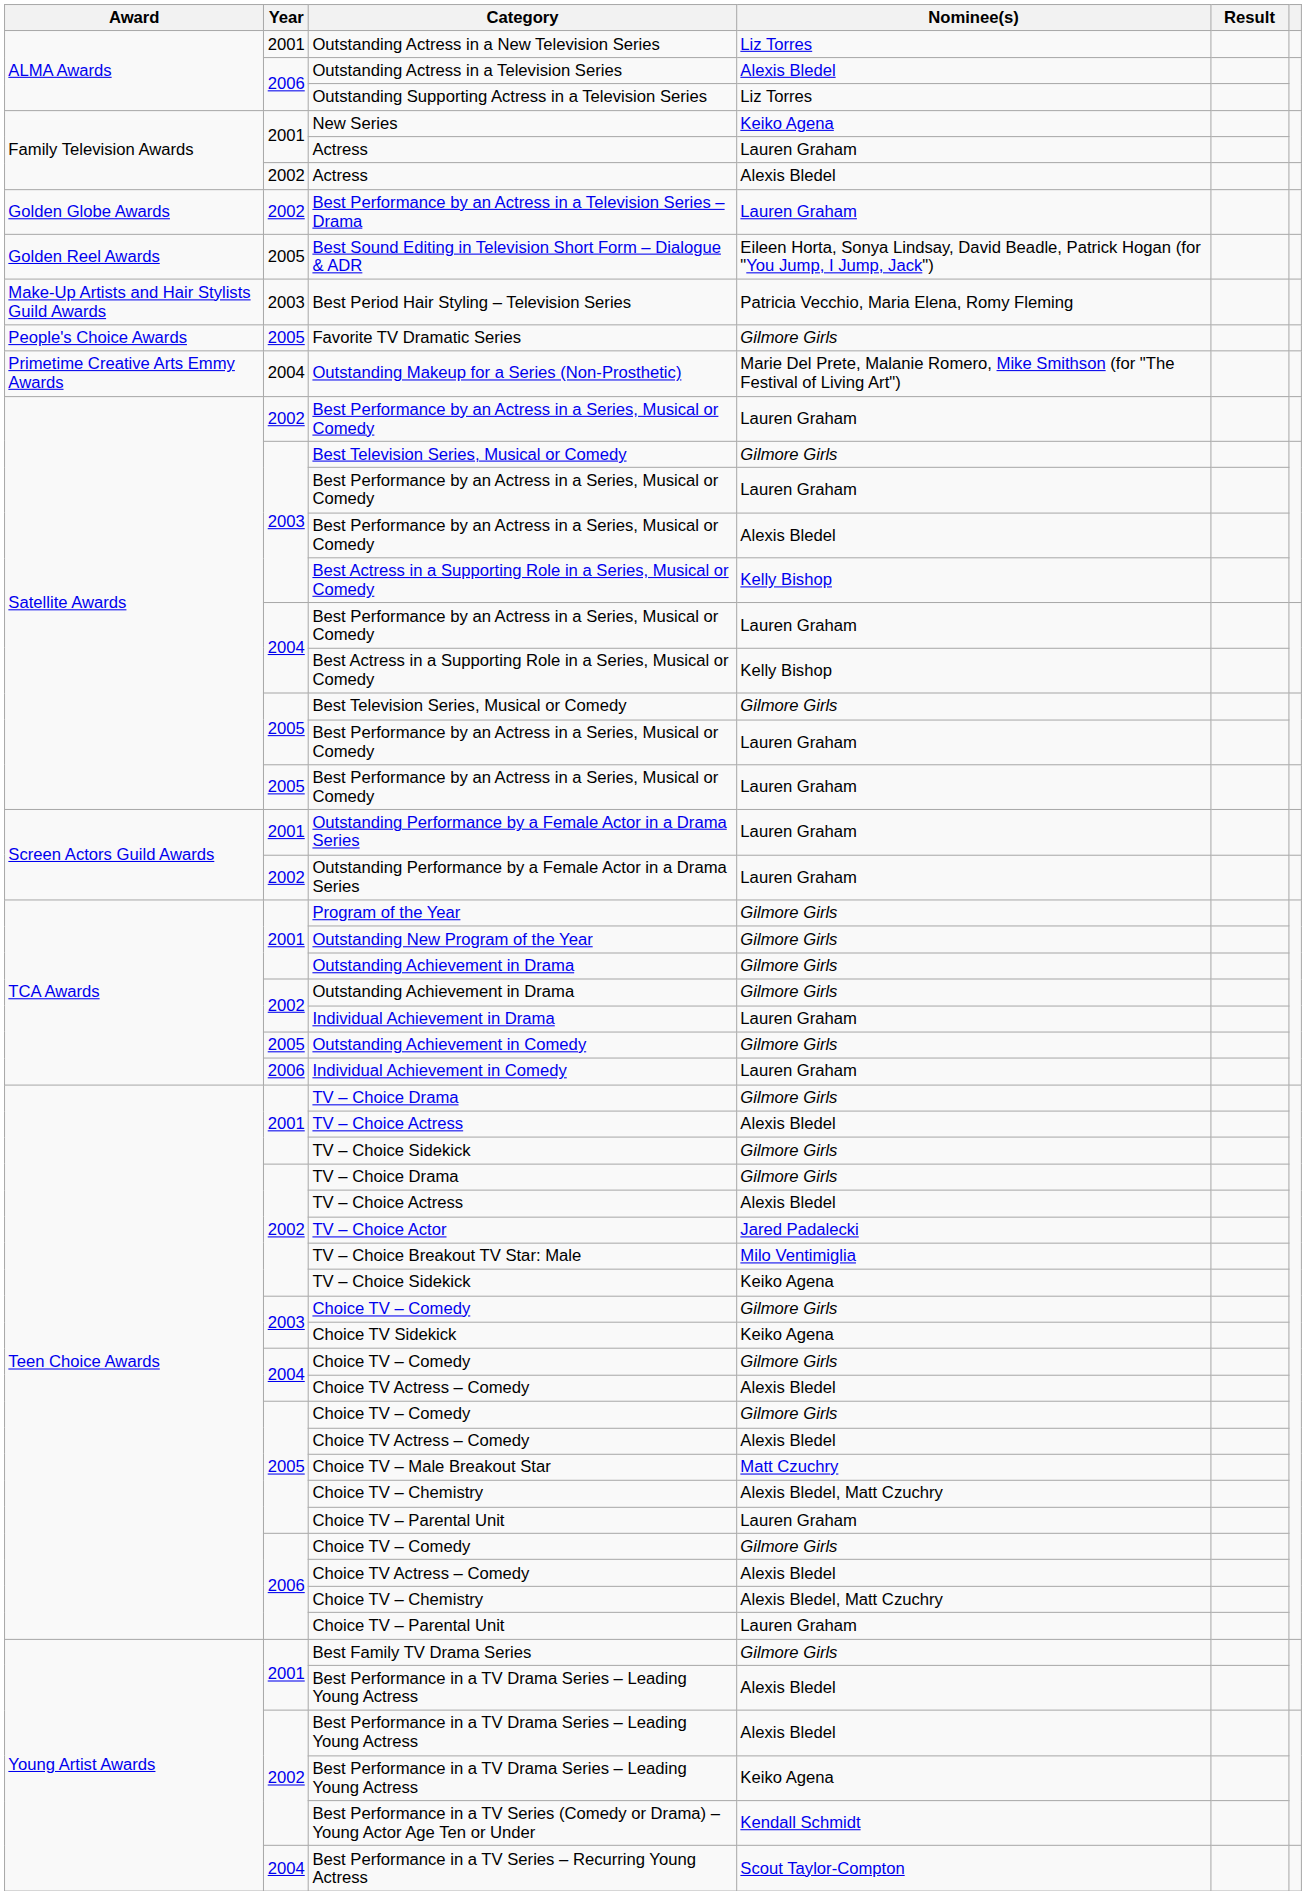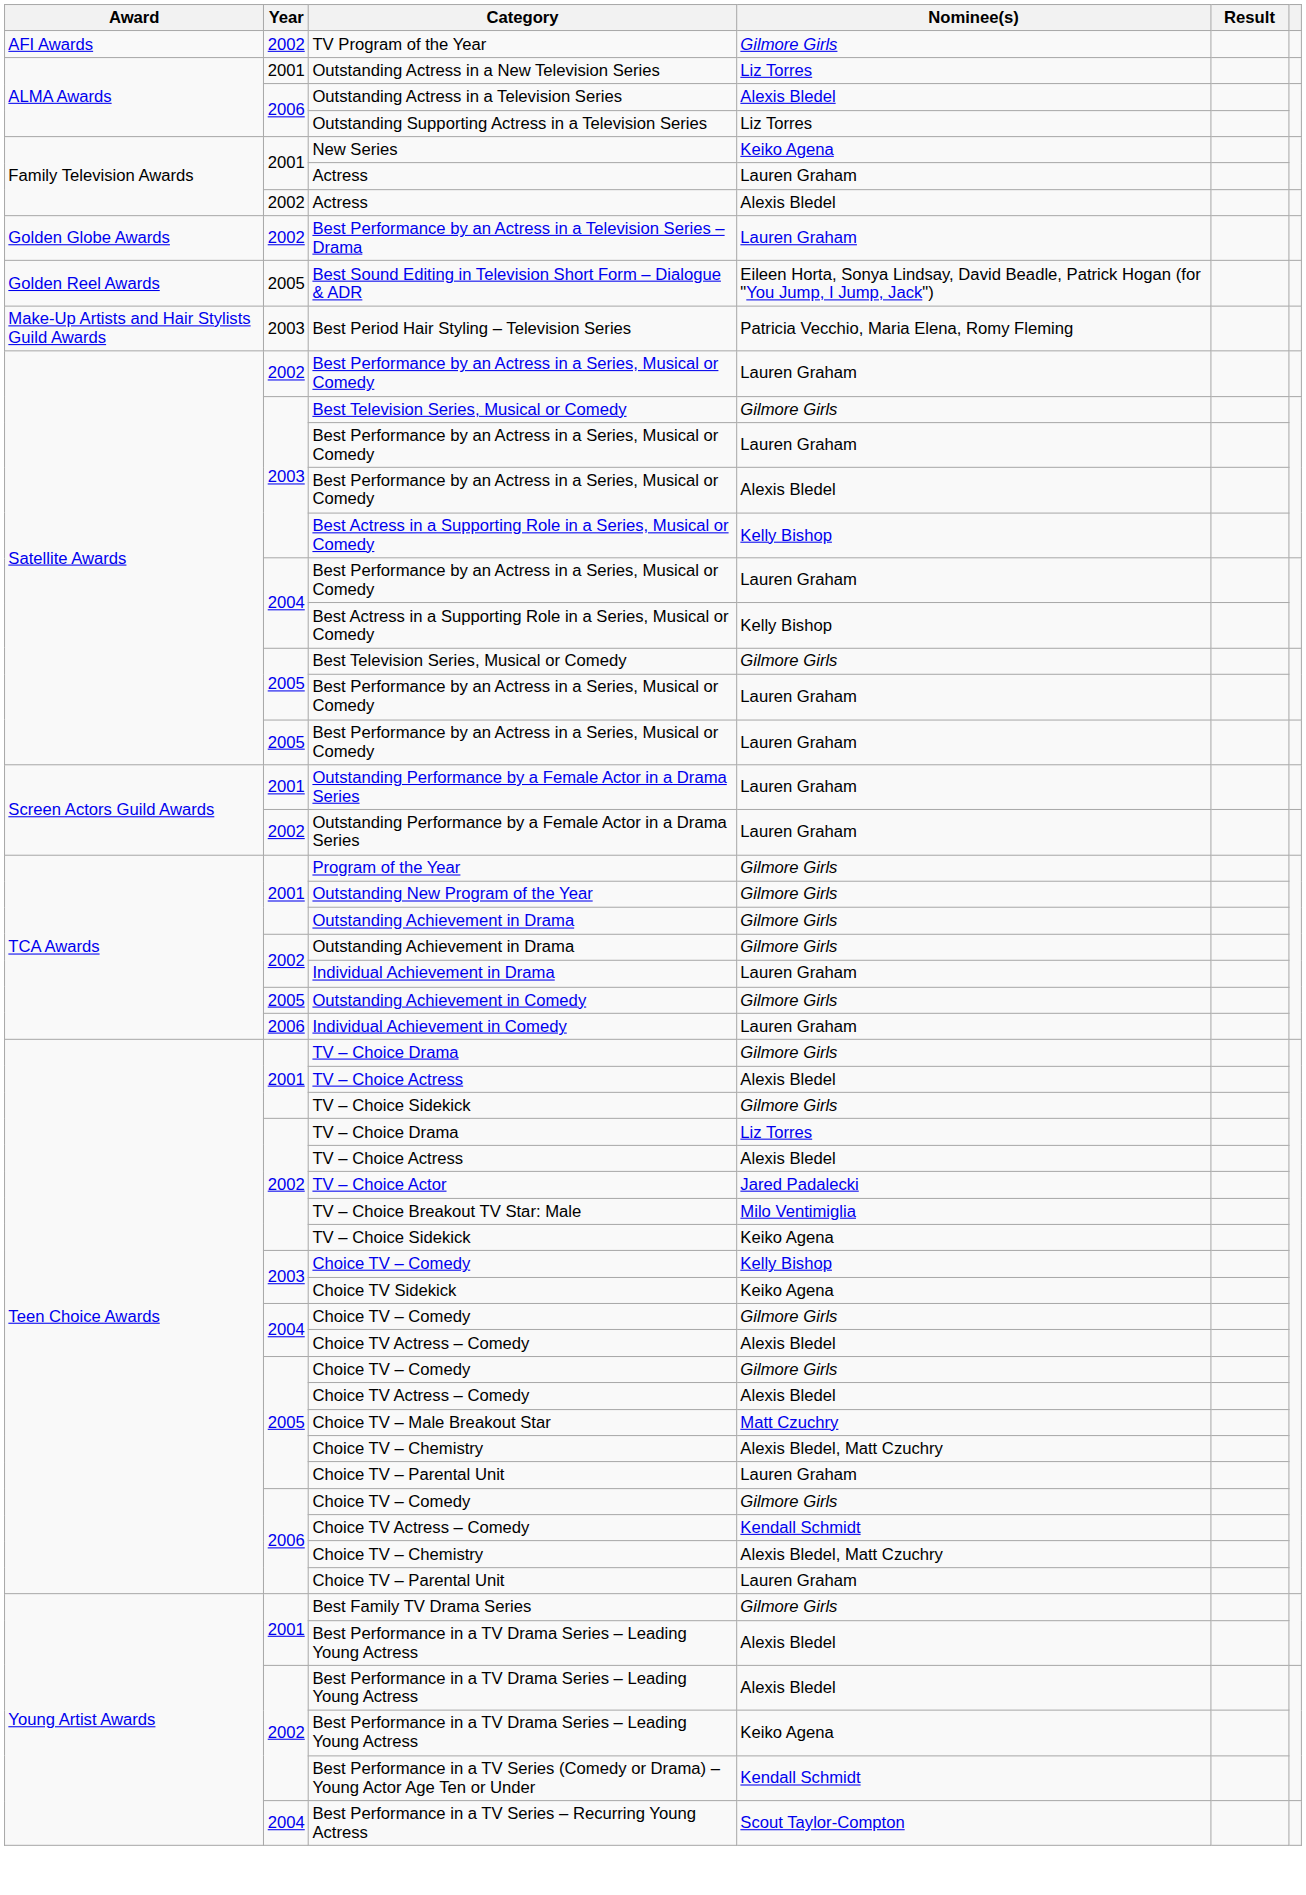+ row: (286, 44)
- row: (286, 337)
- row: (286, 373)
(789, 1177) Gilmore Girls -> (776, 1131) Liz Torres
(789, 1308) Gilmore Girls -> (786, 1263) Kelly Bishop
(788, 1572) Alexis Bledel -> (800, 1527) Kendall Schmidt
